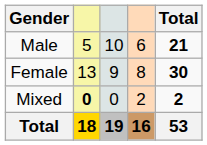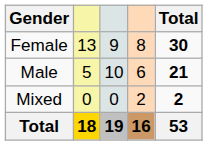rows swapped: (39, 72) <-> (39, 45)
(87, 99) bold -> (87, 99) normal
